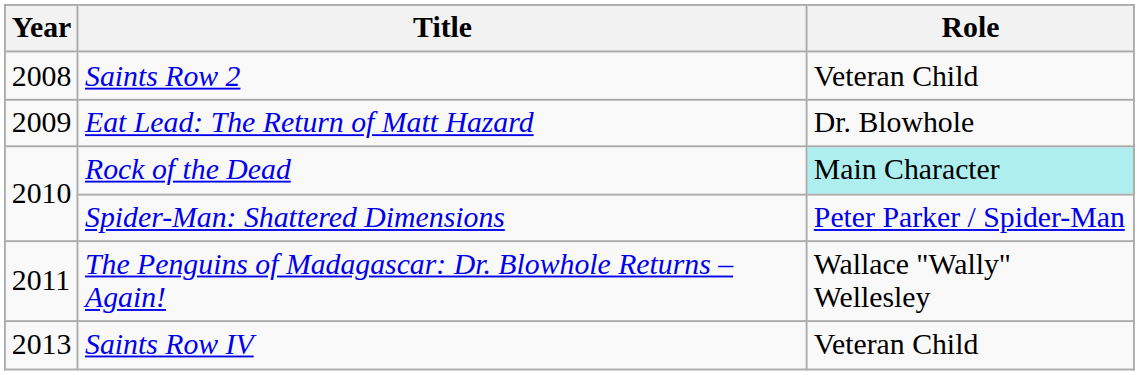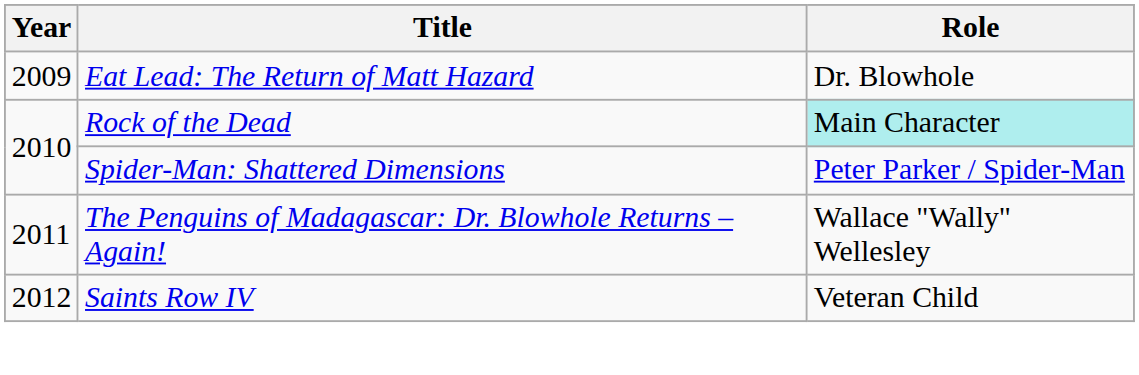- row: (163, 75)
(42, 344) 2013 -> (42, 297) 2012
